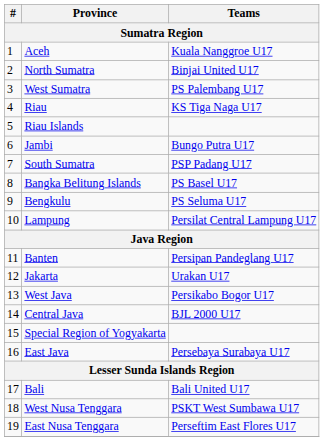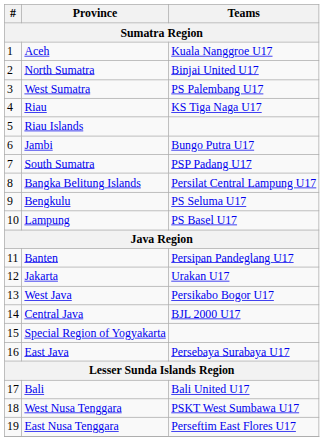(204, 182) PS Basel U17 -> (244, 182) Persilat Central Lampung U17
(244, 220) Persilat Central Lampung U17 -> (204, 220) PS Basel U17
